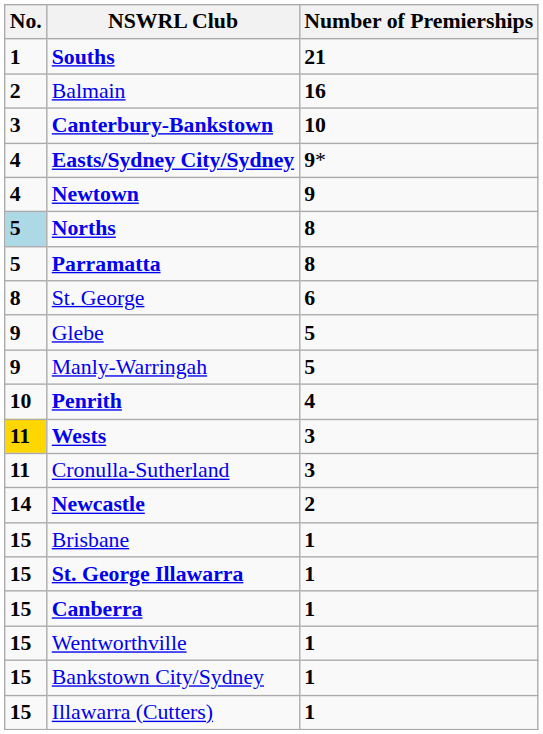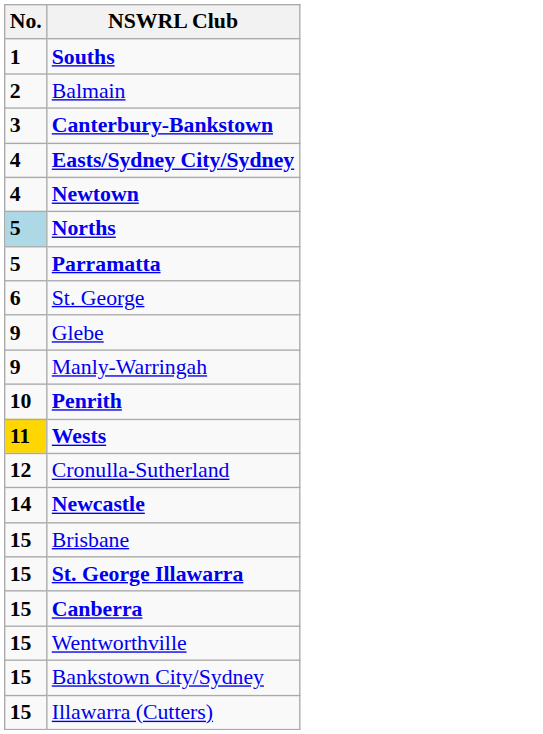- column: (419, 21)
(15, 297) 8 -> (15, 297) 6
(20, 470) 11 -> (21, 470) 12
